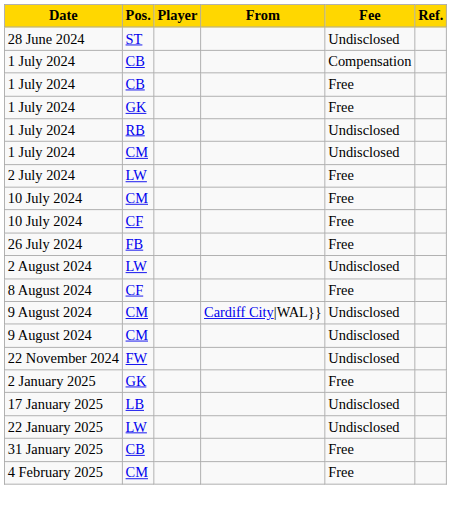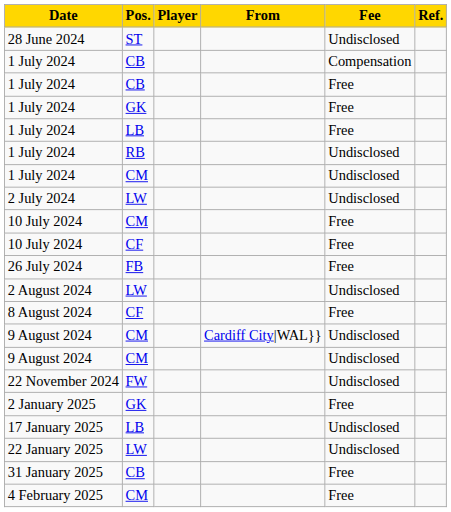+ row: (41, 130)
(341, 175) Free -> (364, 198) Undisclosed
